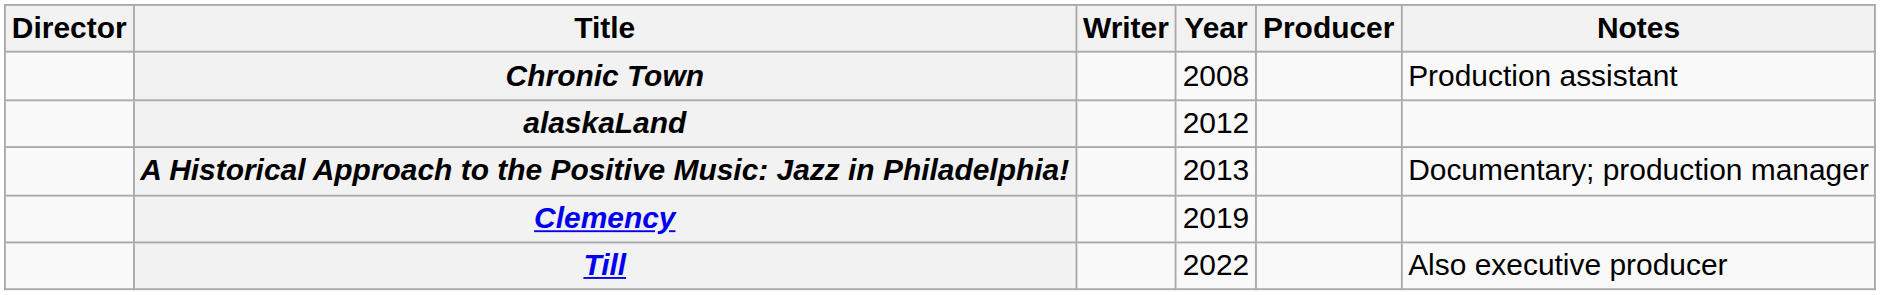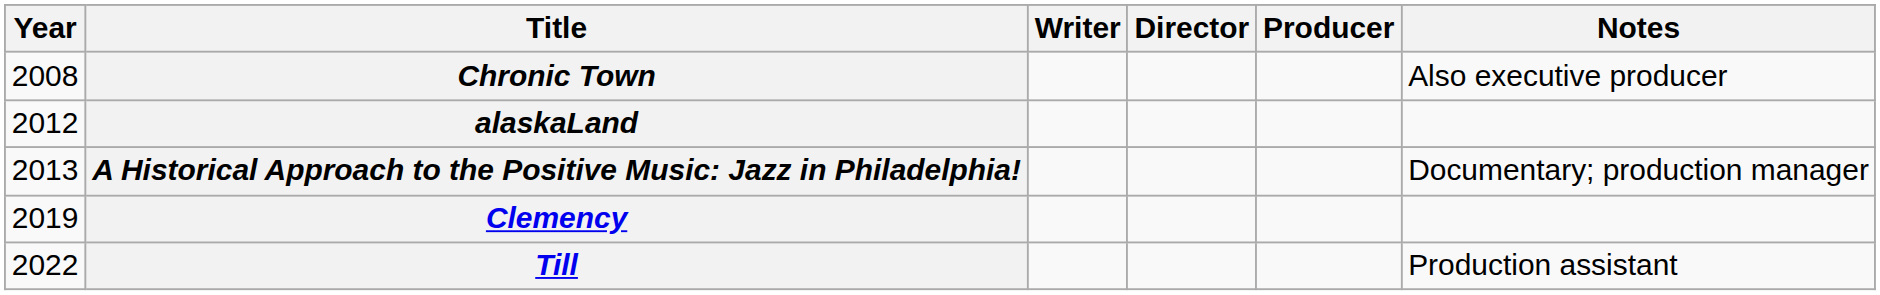columns swapped: (1216, 28) <-> (69, 28)
(1543, 75) Production assistant -> (1568, 75) Also executive producer
(1568, 265) Also executive producer -> (1543, 265) Production assistant
